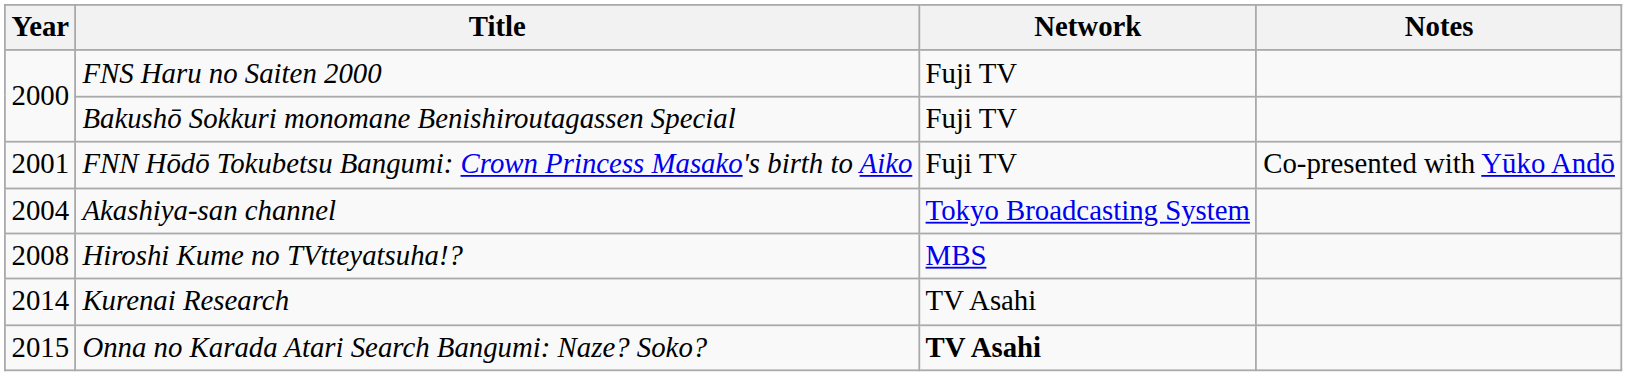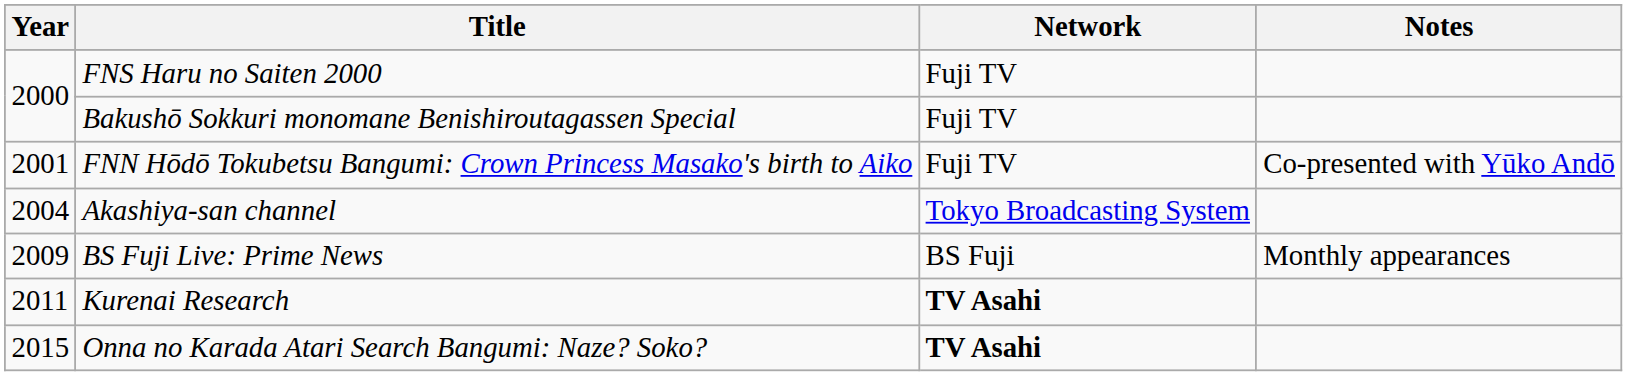- row: (273, 255)
+ row: (233, 255)
(40, 301) 2014 -> (40, 301) 2011
(981, 301) normal -> (983, 301) bold
